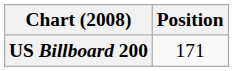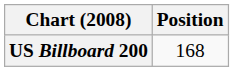(190, 50) 171 -> (190, 50) 168
